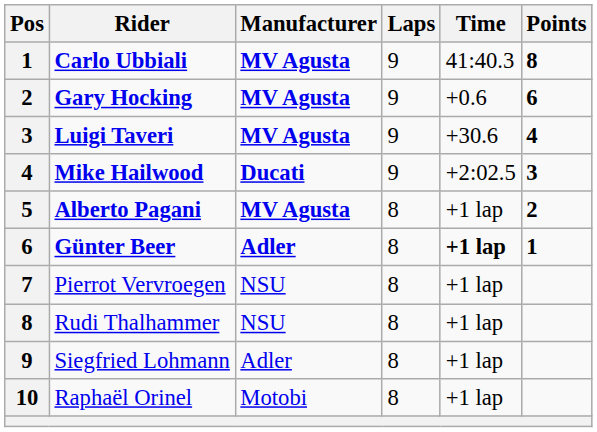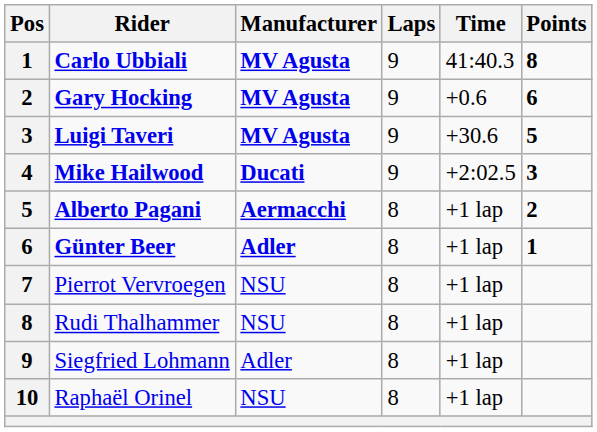(532, 135) 4 -> (532, 135) 5
(295, 210) MV Agusta -> (293, 210) Aermacchi
(476, 247) bold -> (475, 247) normal
(274, 396) Motobi -> (263, 396) NSU
